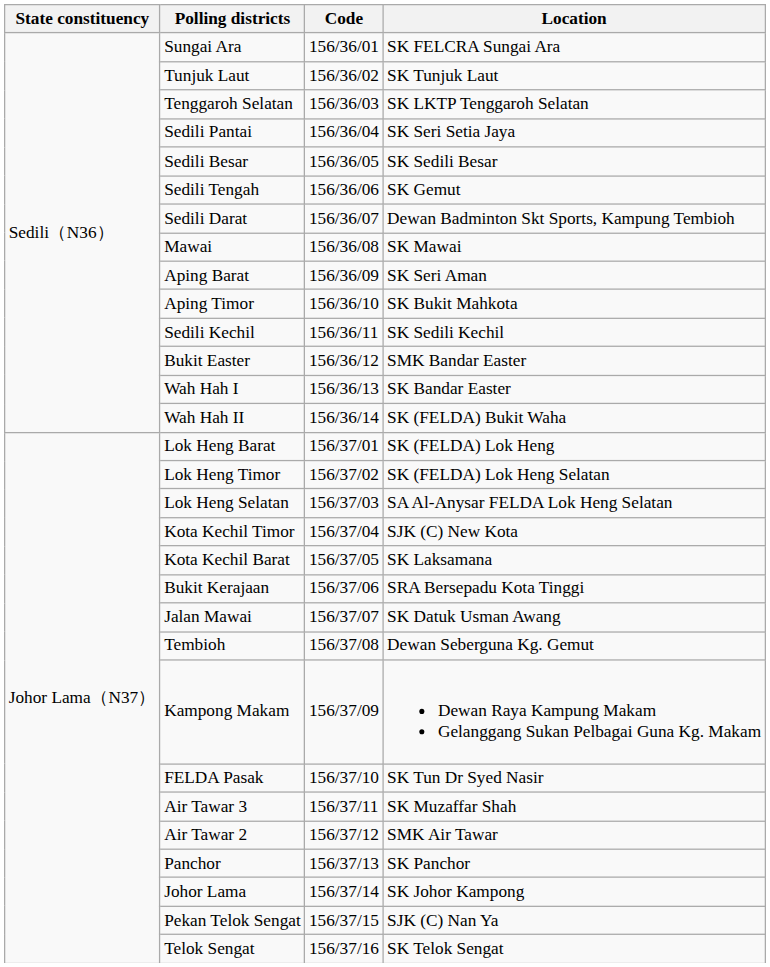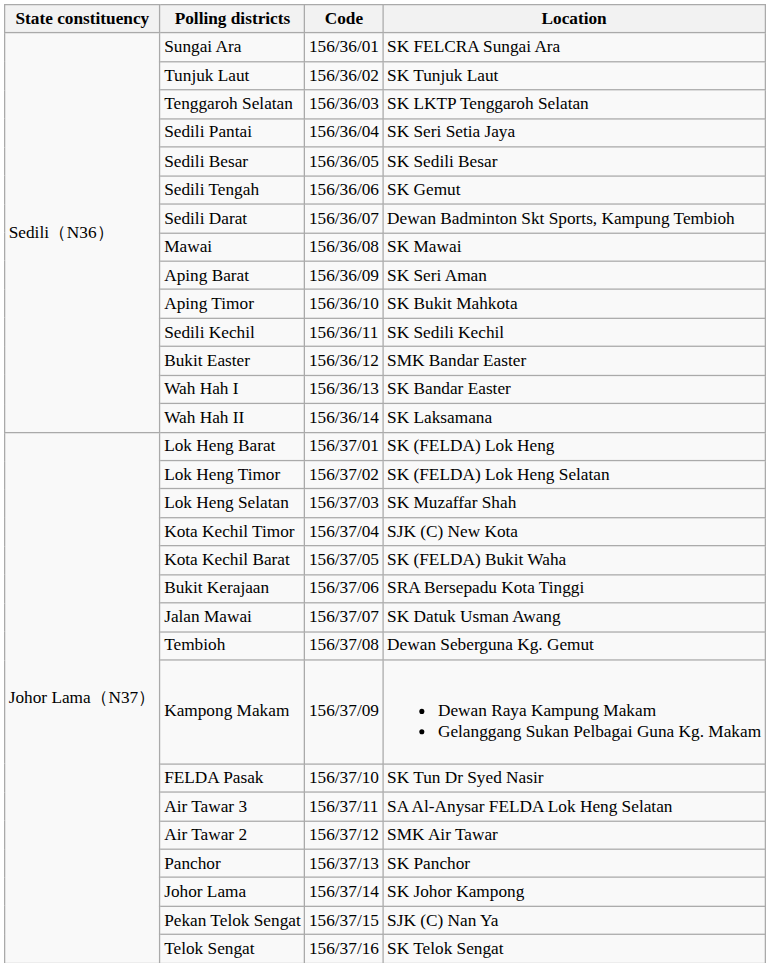(477, 417) SK (FELDA) Bukit Waha -> (440, 417) SK Laksamana
(530, 502) SA Al-Anysar FELDA Lok Heng Selatan -> (452, 502) SK Muzaffar Shah
(440, 559) SK Laksamana -> (477, 559) SK (FELDA) Bukit Waha
(452, 805) SK Muzaffar Shah -> (530, 805) SA Al-Anysar FELDA Lok Heng Selatan
